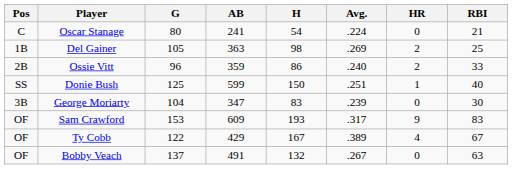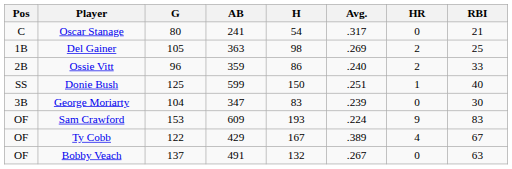(357, 31) .224 -> (357, 31) .317
(357, 119) .317 -> (357, 119) .224
